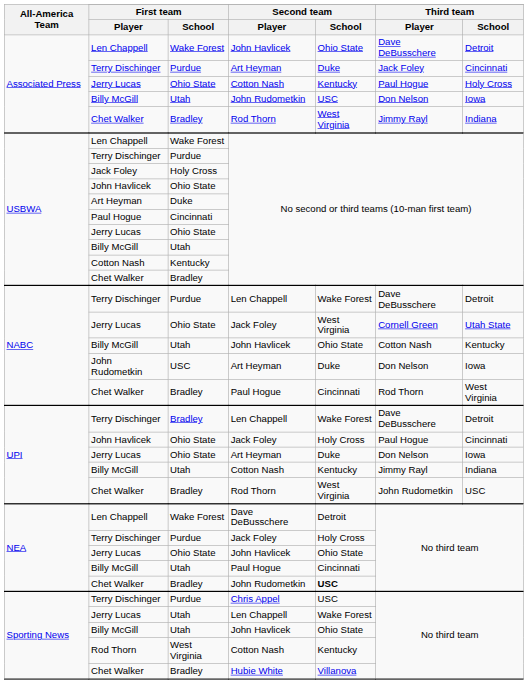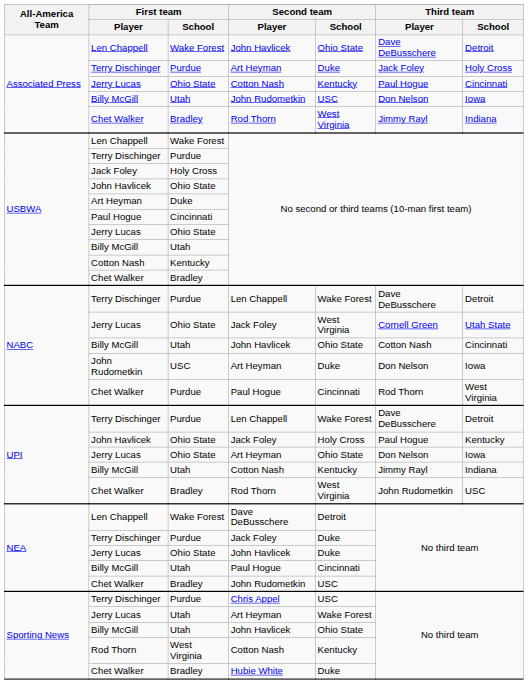(486, 68) Cincinnati -> (489, 68) Holy Cross
(489, 83) Holy Cross -> (486, 83) Cincinnati
(485, 345) Kentucky -> (486, 345) Cincinnati
(186, 392) Bradley -> (186, 392) Purdue
(186, 419) Bradley -> (186, 419) Purdue
(486, 439) Cincinnati -> (485, 439) Kentucky
(329, 454) Duke -> (340, 454) Ohio State
(341, 538) Holy Cross -> (329, 538) Duke
(340, 553) Ohio State -> (329, 553) Duke
(328, 583) bold -> (328, 583) normal
(259, 614) Len Chappell -> (256, 614) Art Heyman
(337, 671) Villanova -> (329, 671) Duke
